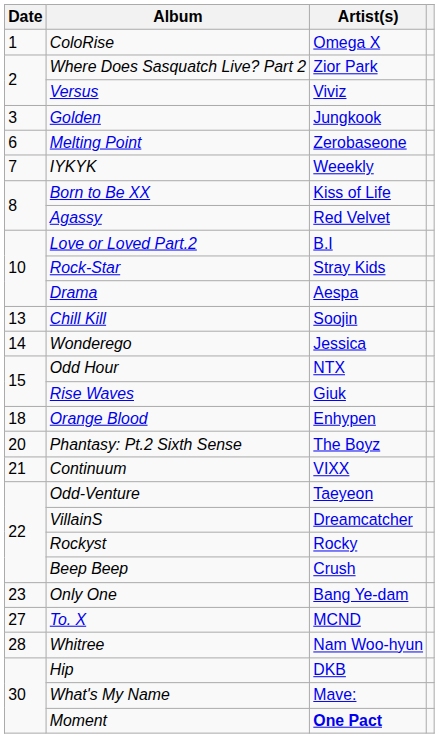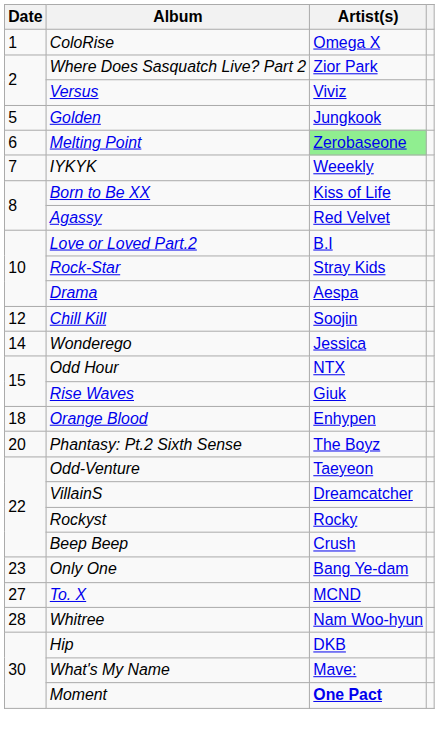(13, 117) 3 -> (13, 117) 5
(360, 142) no background -> (360, 142) lightgreen background
(17, 318) 13 -> (17, 318) 12
- row: (88, 469)
